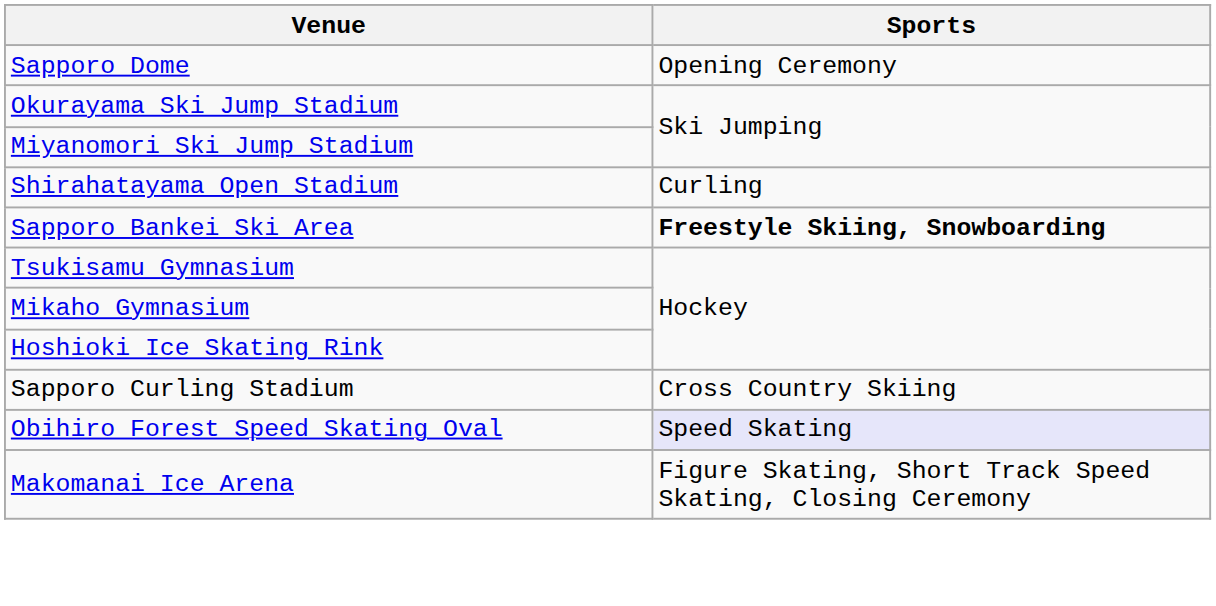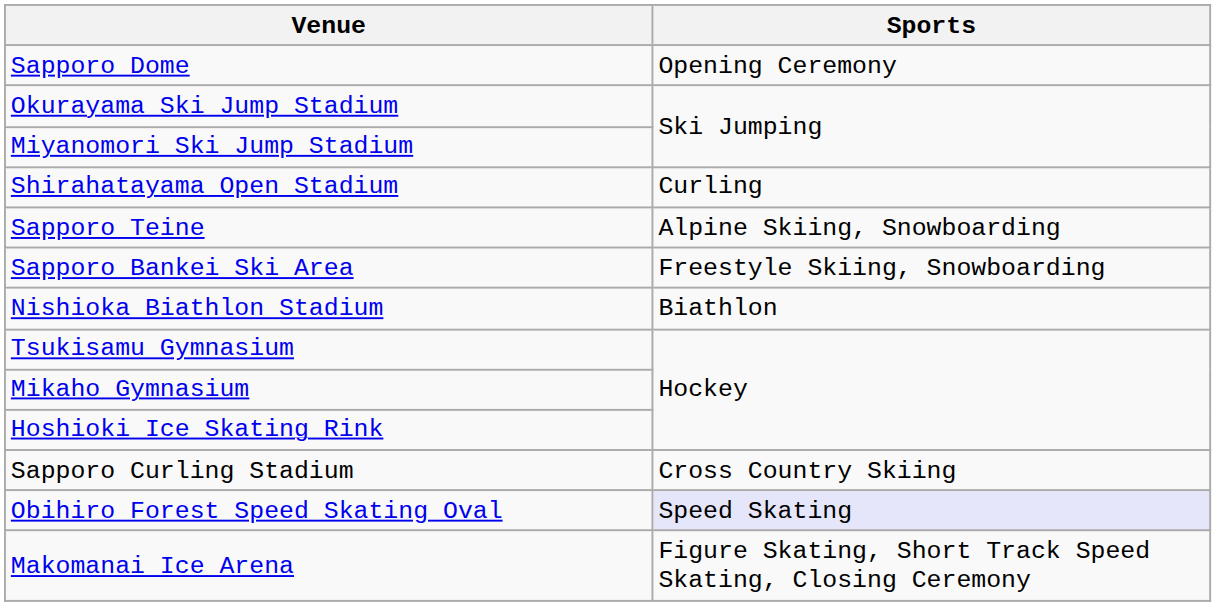+ row: (108, 228)
(882, 228) bold -> (882, 268) normal
+ row: (197, 308)
